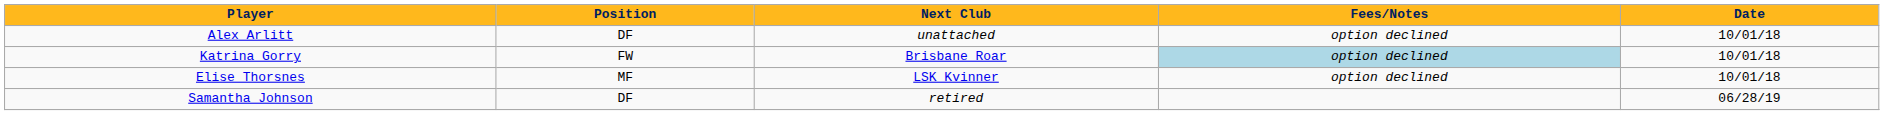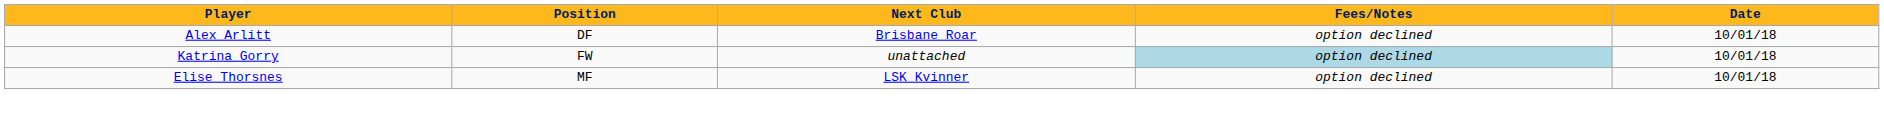(956, 36) unattached -> (926, 36) Brisbane Roar
(956, 57) Brisbane Roar -> (926, 57) unattached
- row: (250, 99)
